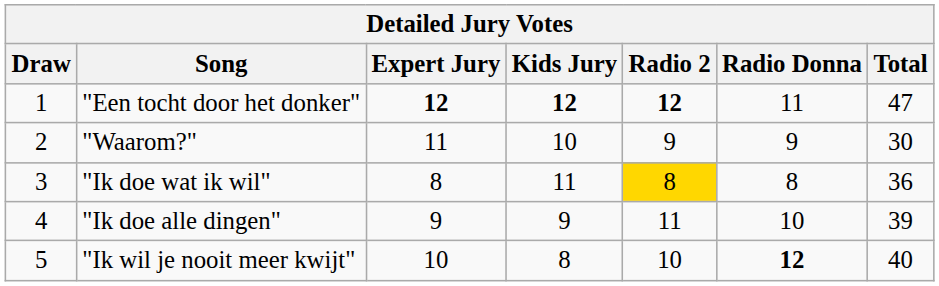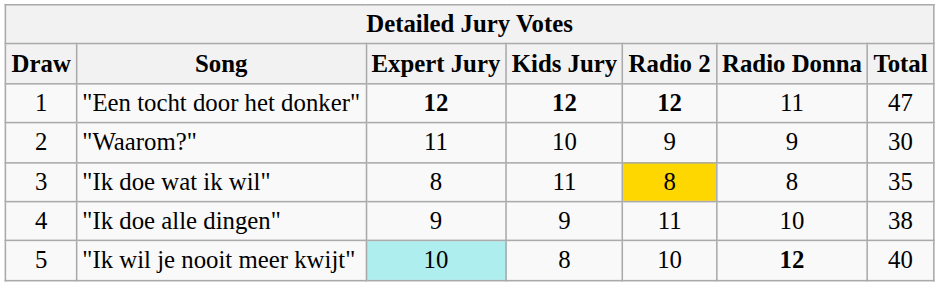(900, 181) 36 -> (900, 181) 35
(900, 220) 39 -> (900, 220) 38
(436, 260) no background -> (436, 260) paleturquoise background
